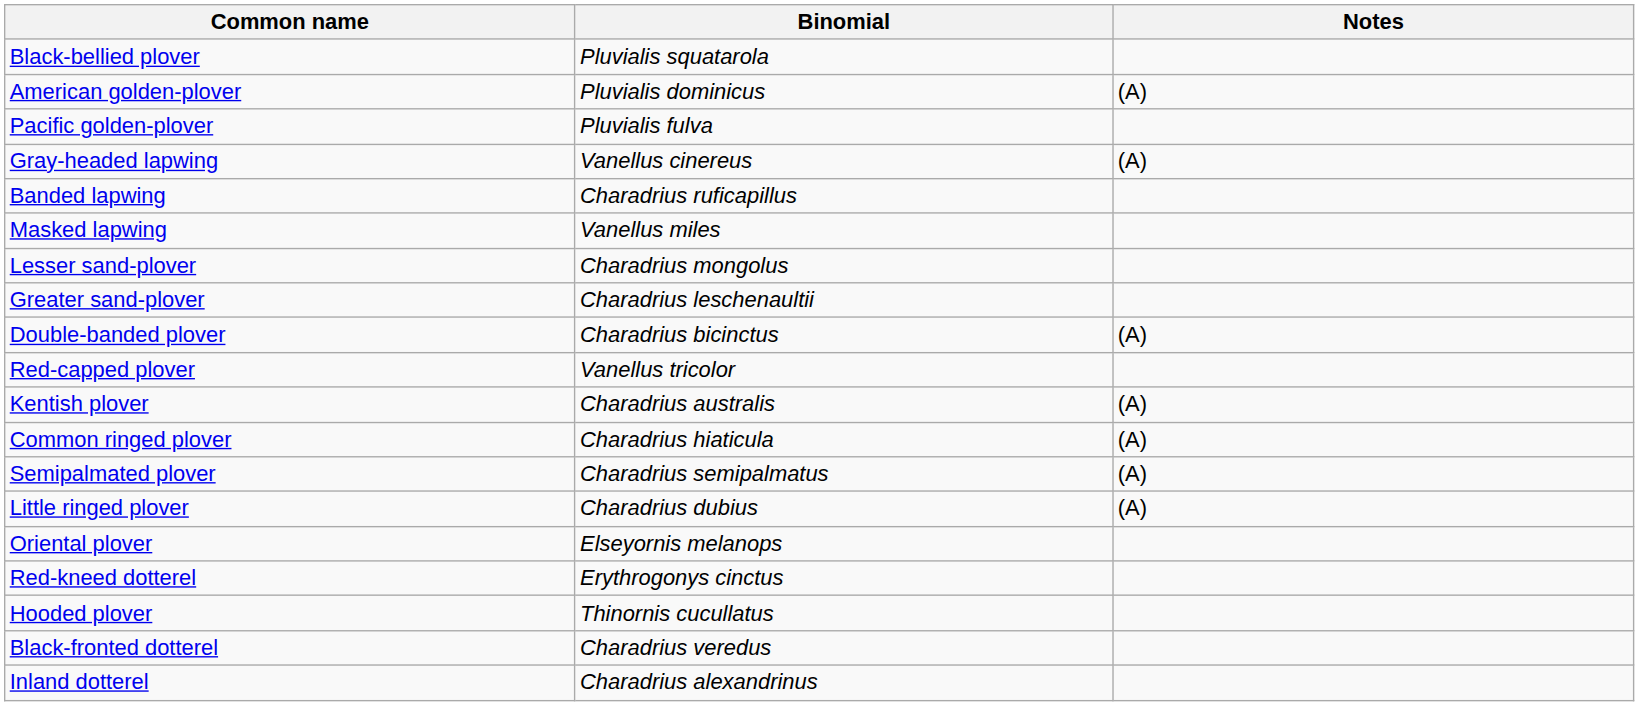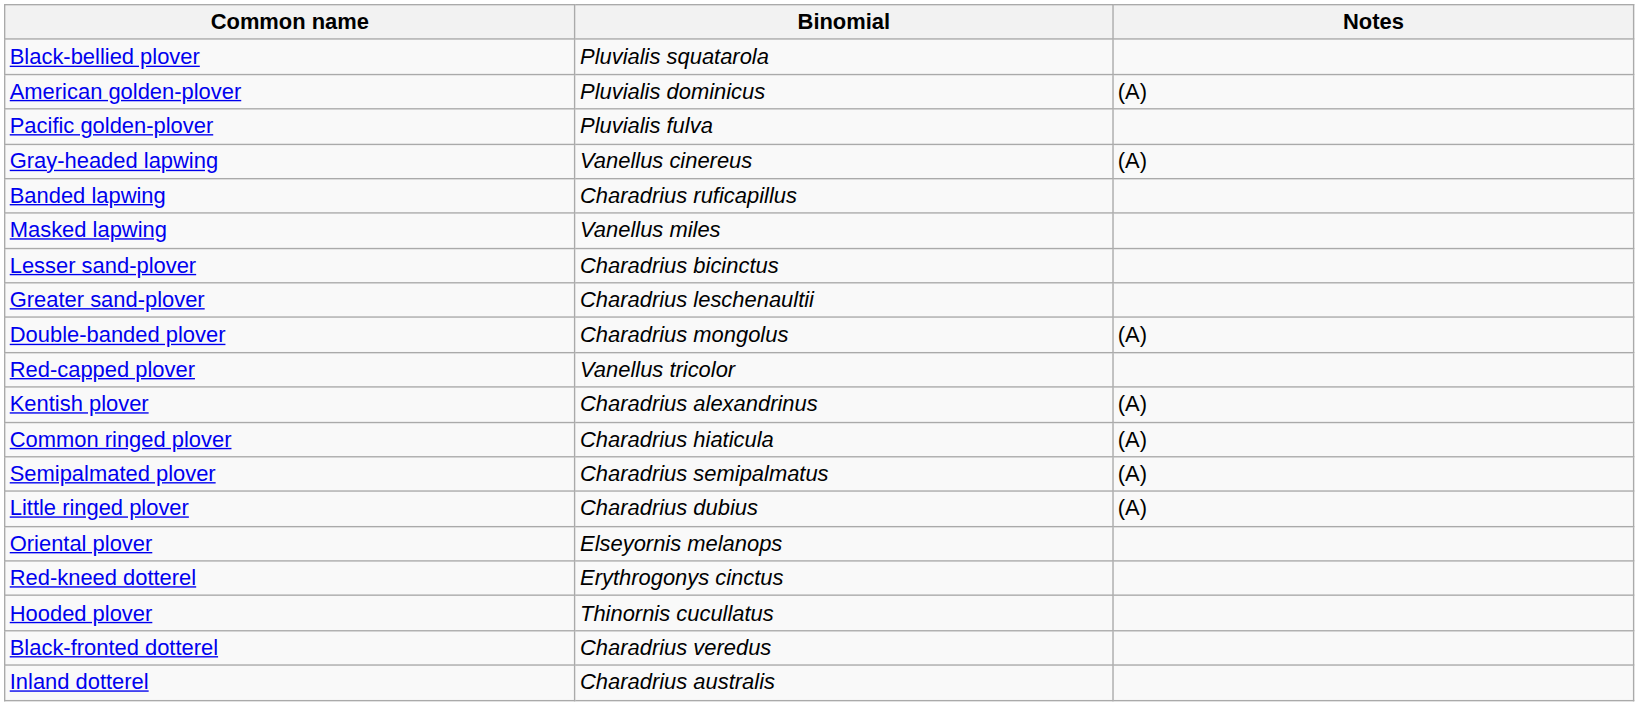(684, 265) Charadrius mongolus -> (679, 265) Charadrius bicinctus
(679, 334) Charadrius bicinctus -> (684, 334) Charadrius mongolus
(678, 404) Charadrius australis -> (699, 404) Charadrius alexandrinus
(699, 682) Charadrius alexandrinus -> (678, 682) Charadrius australis
